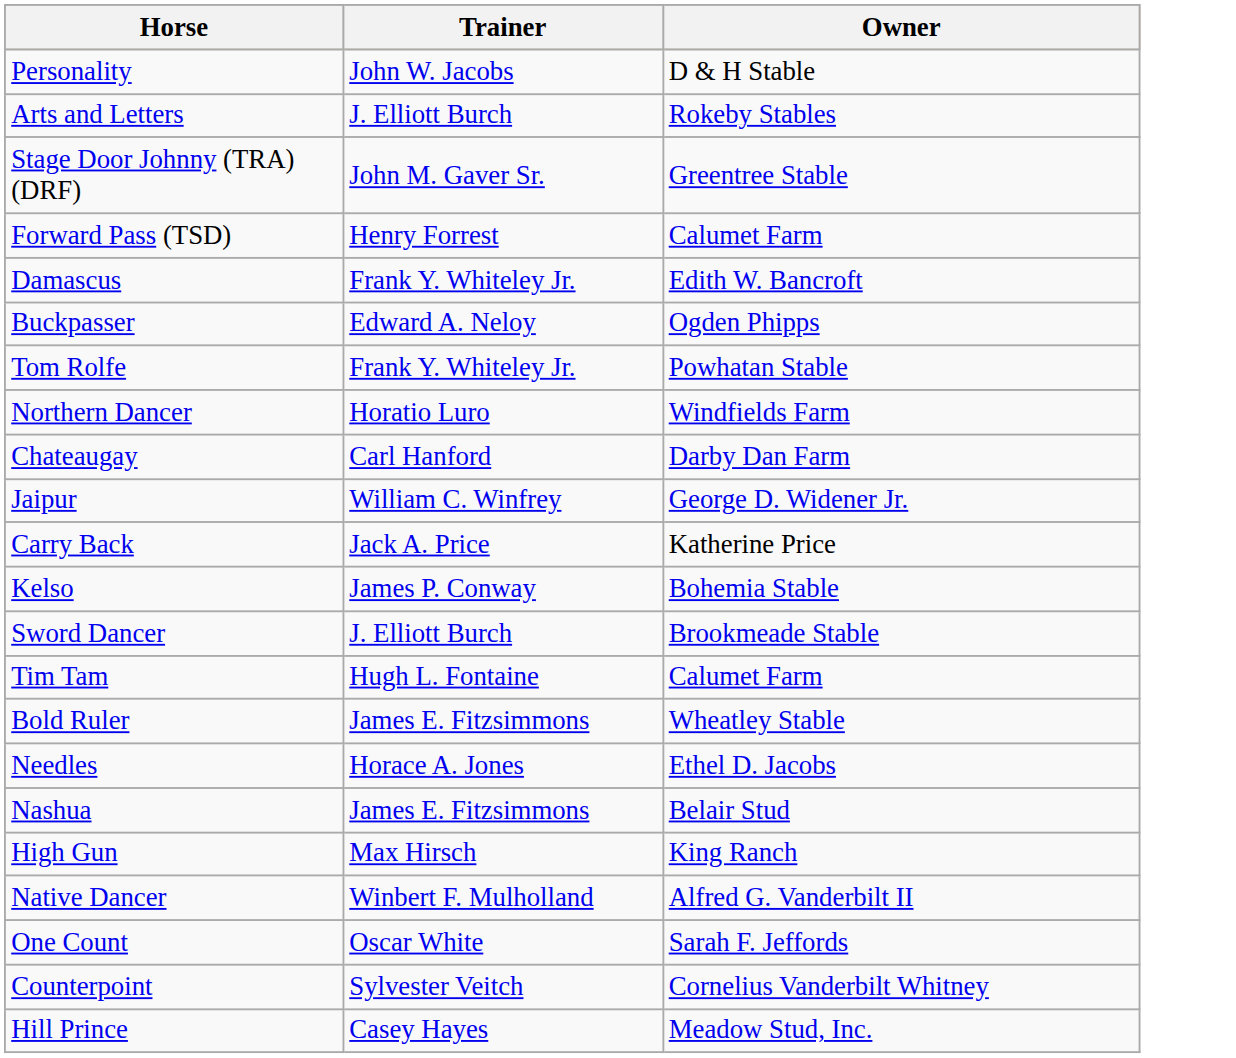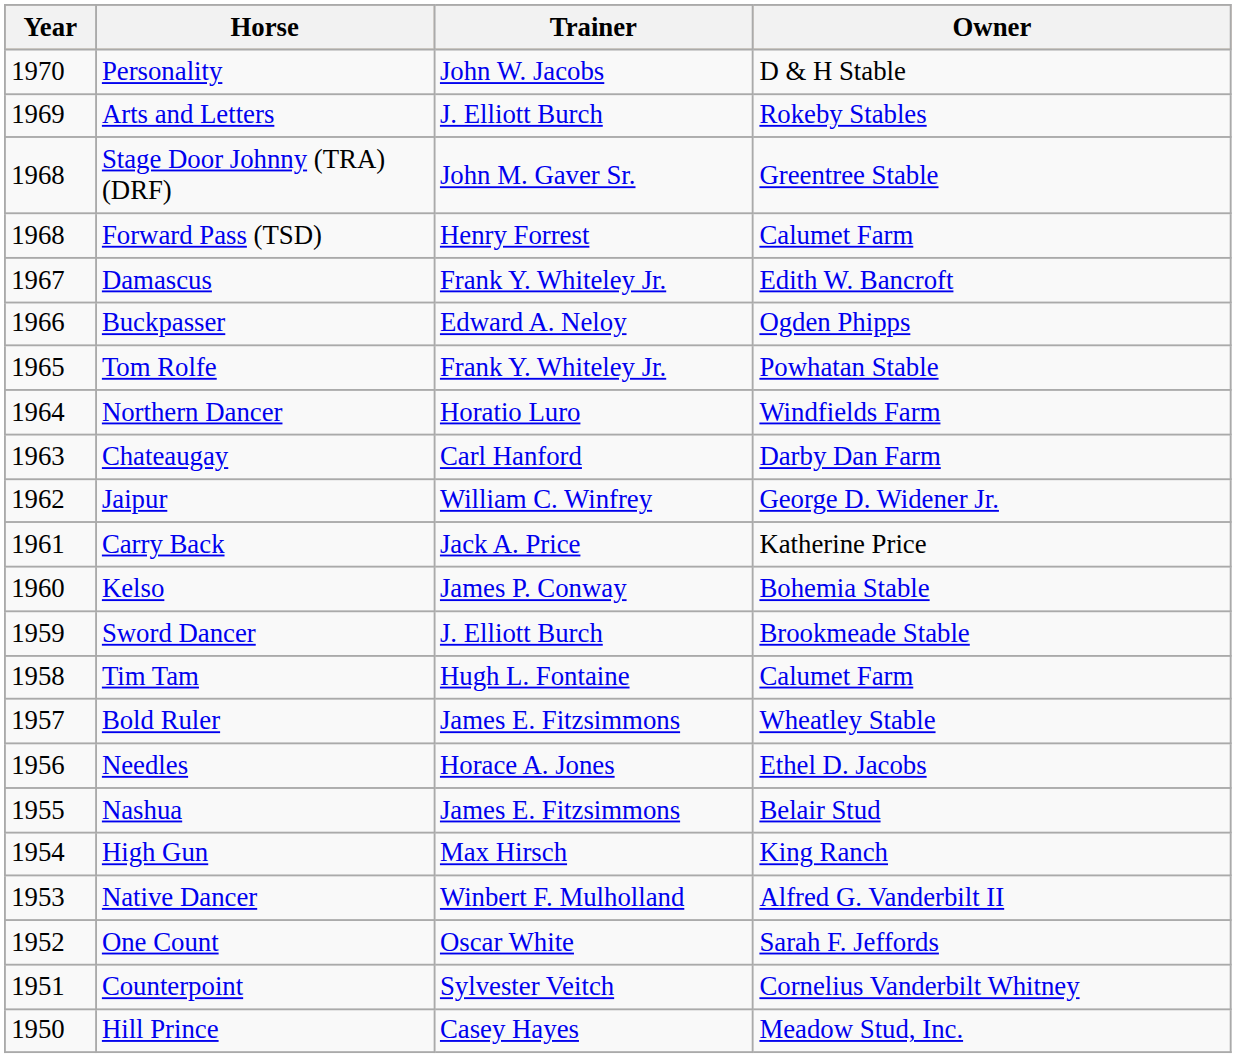+ column: (50, 26)
